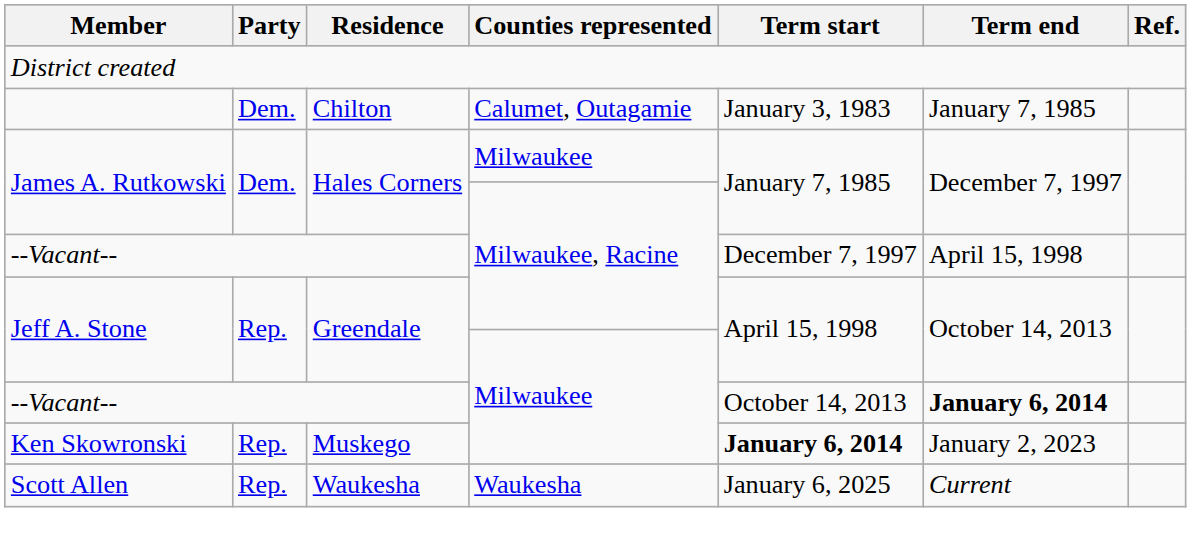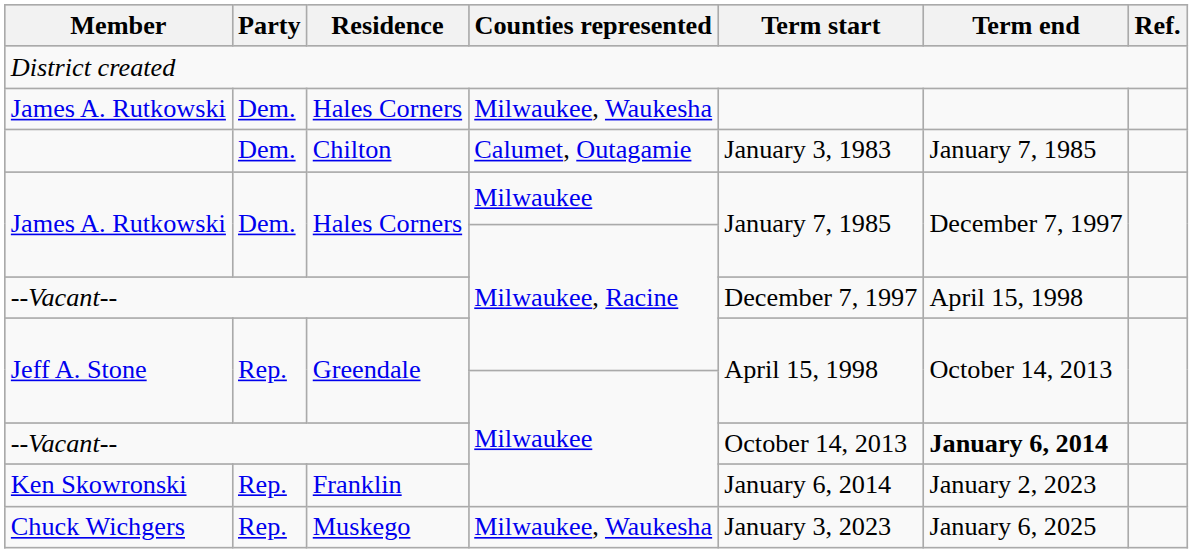+ row: (118, 108)
(362, 443) Muskego -> (357, 484) Franklin
(813, 443) bold -> (808, 484) normal
+ row: (98, 526)
- row: (70, 484)
